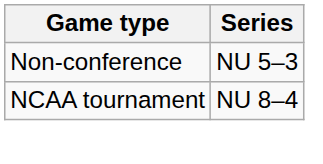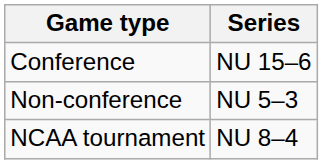+ row: (73, 61)
